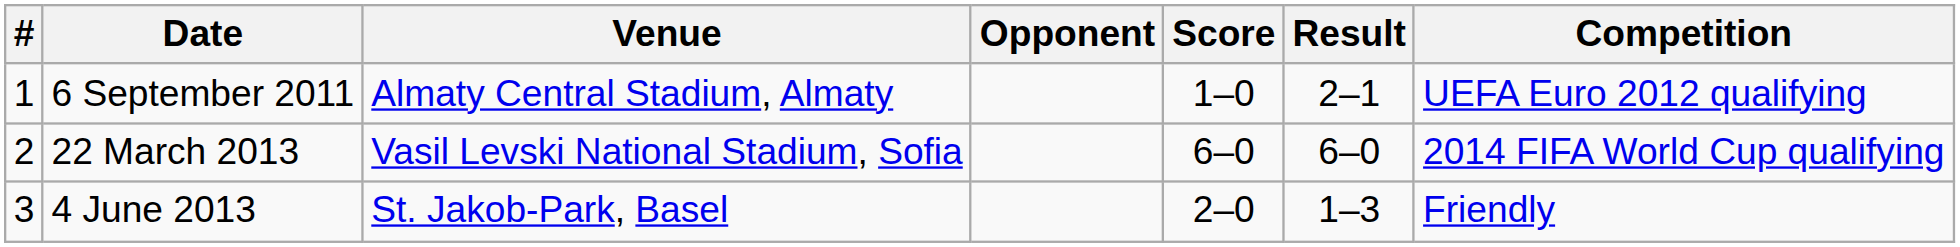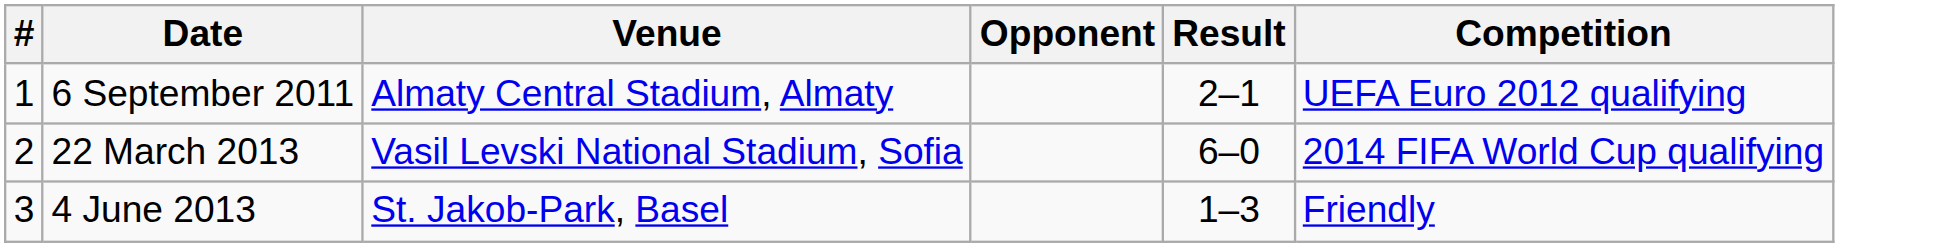- column: (1224, 33)
